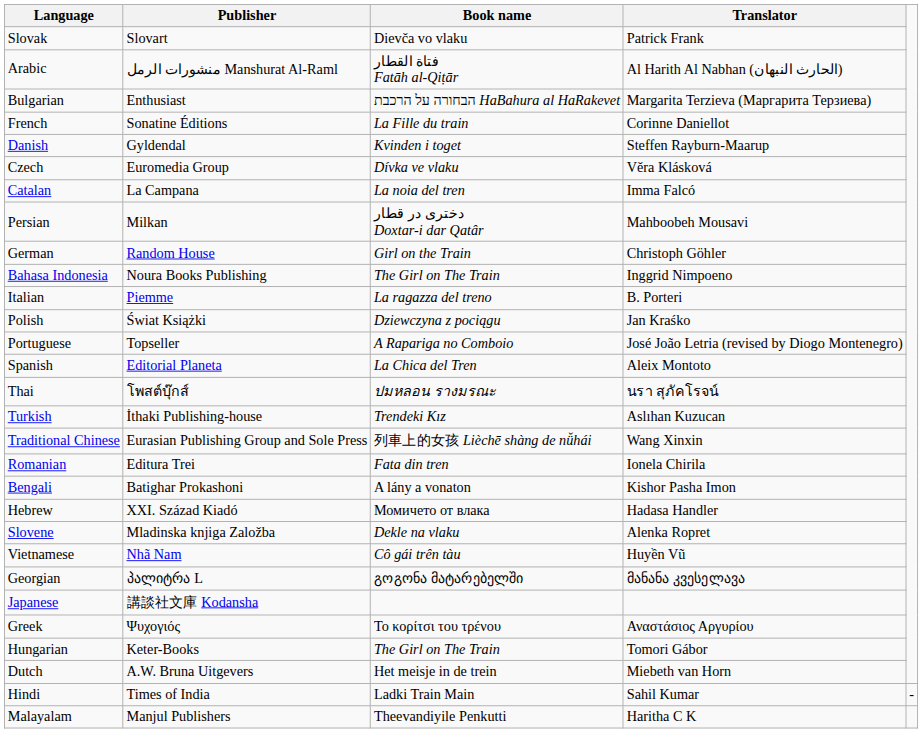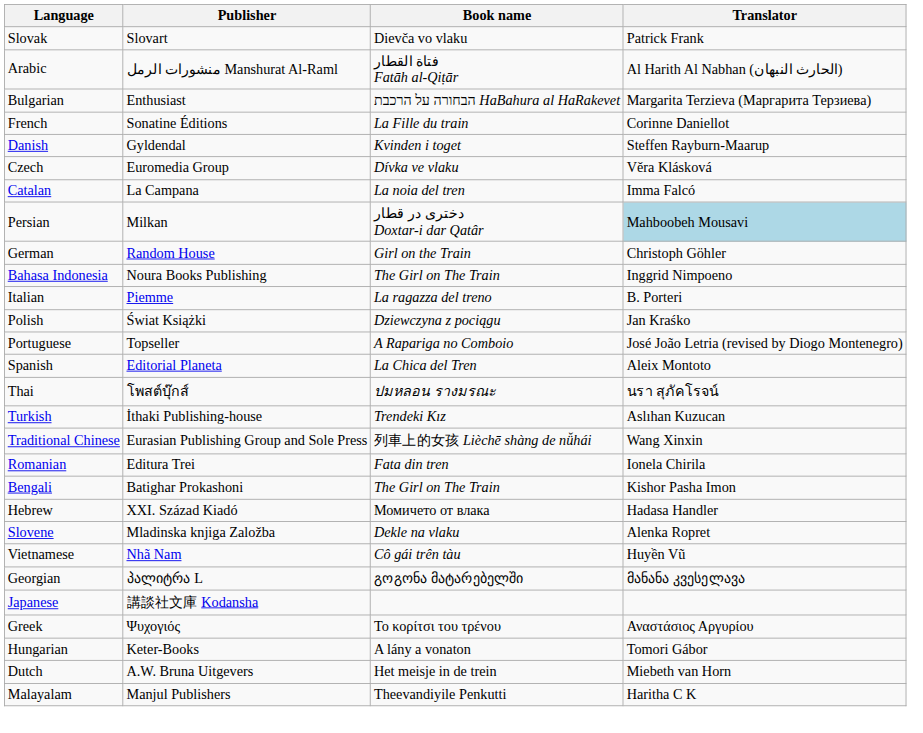(687, 221) no background -> (687, 221) lightblue background
(422, 487) A lány a vonaton -> (437, 487) The Girl on The Train
(437, 649) The Girl on The Train -> (422, 649) A lány a vonaton
- row: (24, 694)
